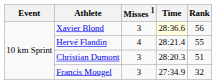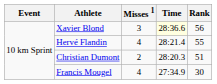(139, 57) 3 -> (139, 57) 2
(139, 72) 3 -> (139, 72) 4
(199, 72) 32 -> (199, 72) 30
